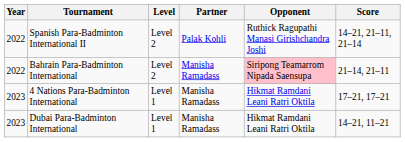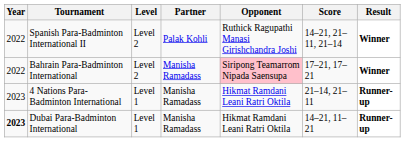+ column: (378, 12)
(364, 71) 21–14, 21–11 -> (326, 71) 17–21, 17–21
(364, 97) 17–21, 17–21 -> (326, 97) 21–14, 21–11
(16, 124) normal -> (16, 124) bold
